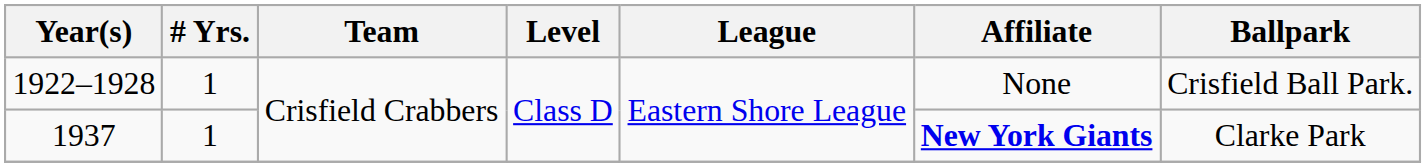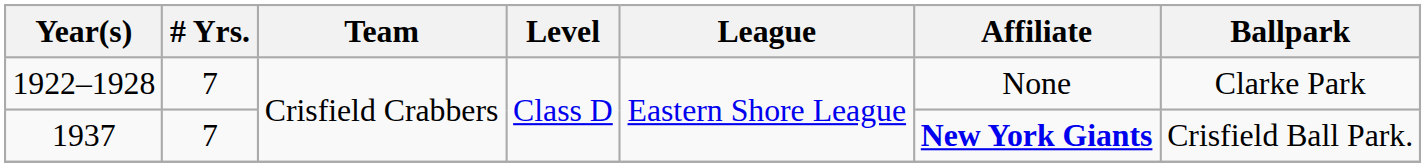(210, 83) 1 -> (210, 83) 7
(1290, 83) Crisfield Ball Park. -> (1290, 83) Clarke Park
(210, 135) 1 -> (210, 135) 7
(1290, 135) Clarke Park -> (1290, 135) Crisfield Ball Park.
